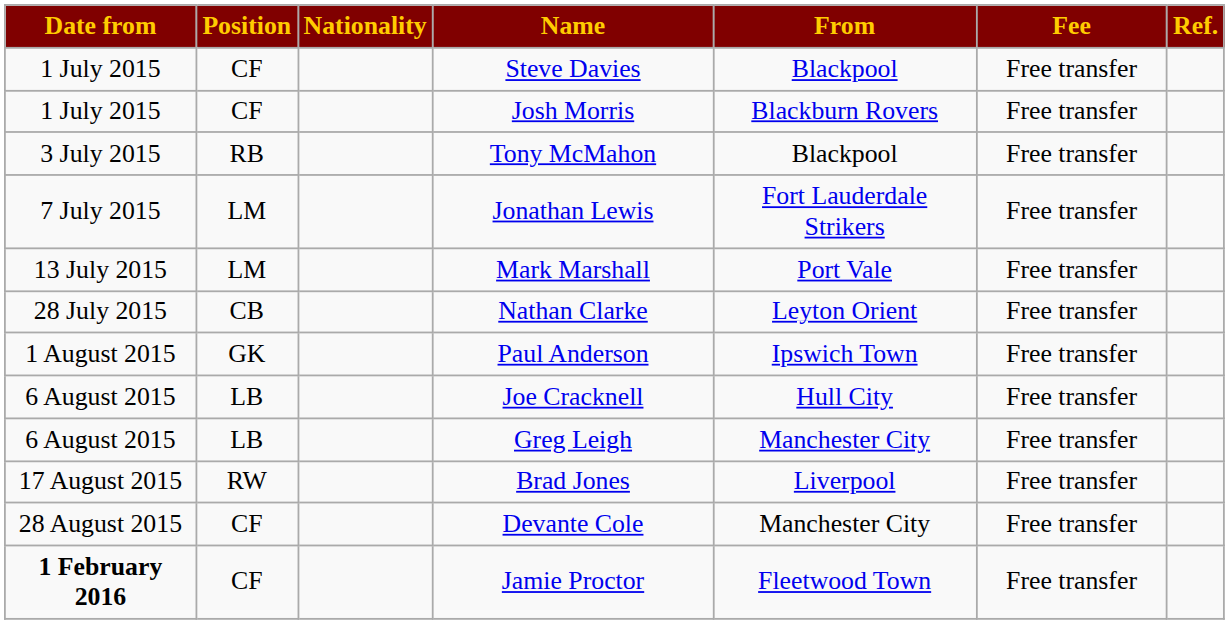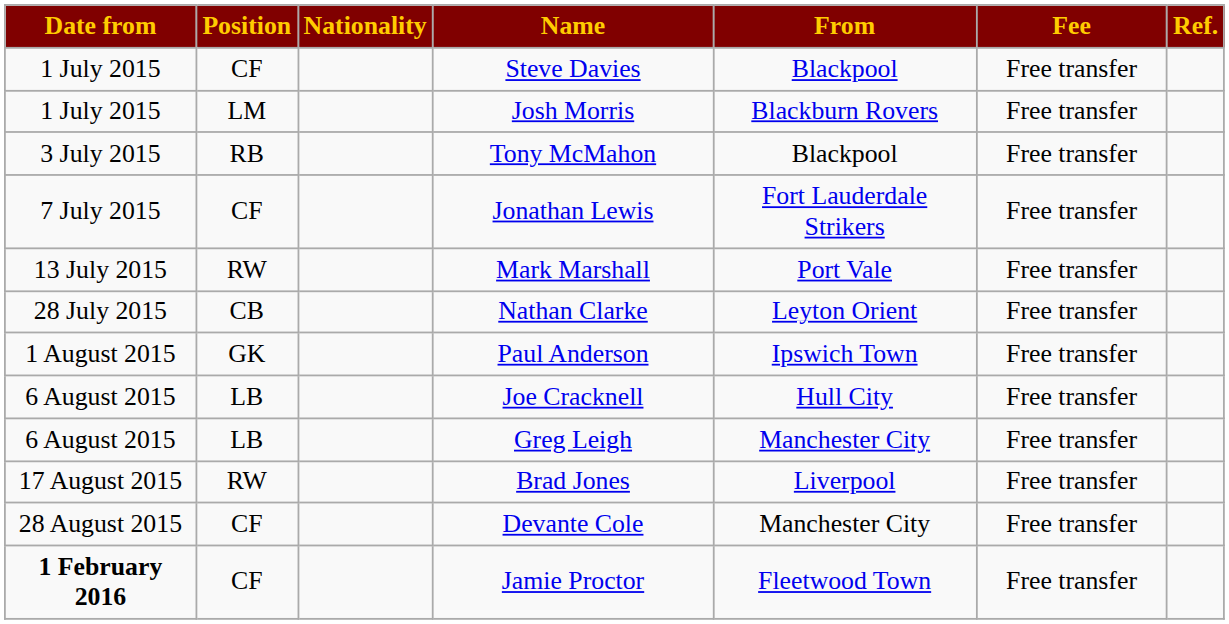(247, 111) CF -> (247, 111) LM
(247, 211) LM -> (247, 211) CF
(247, 269) LM -> (247, 269) RW
